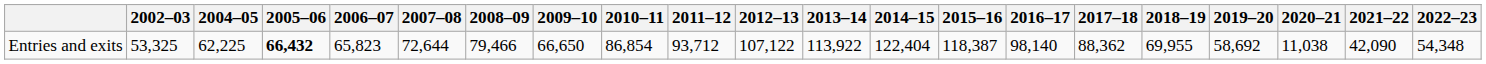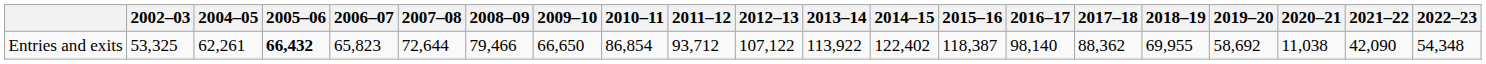(222, 45) 62,225 -> (222, 45) 62,261
(902, 45) 122,404 -> (902, 45) 122,402
